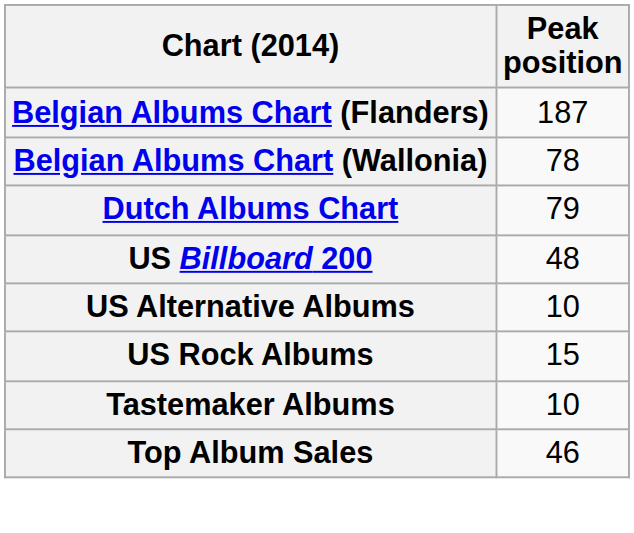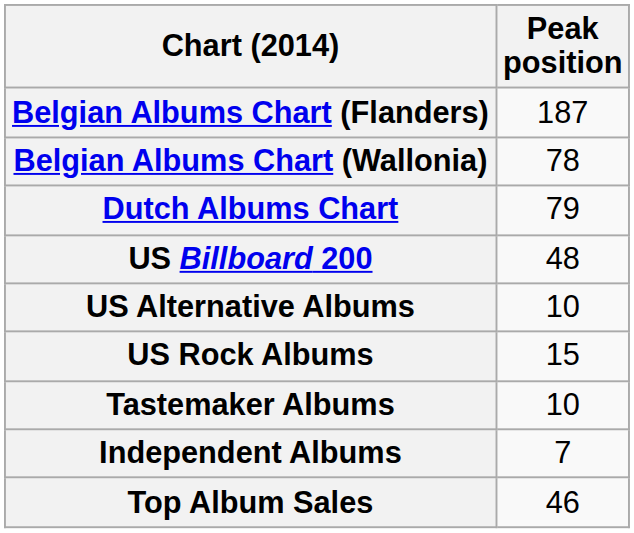+ row: (250, 453)
